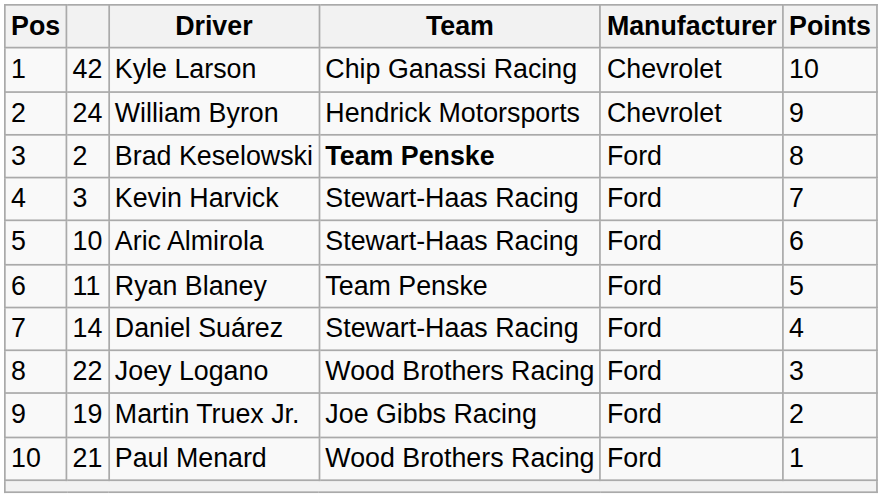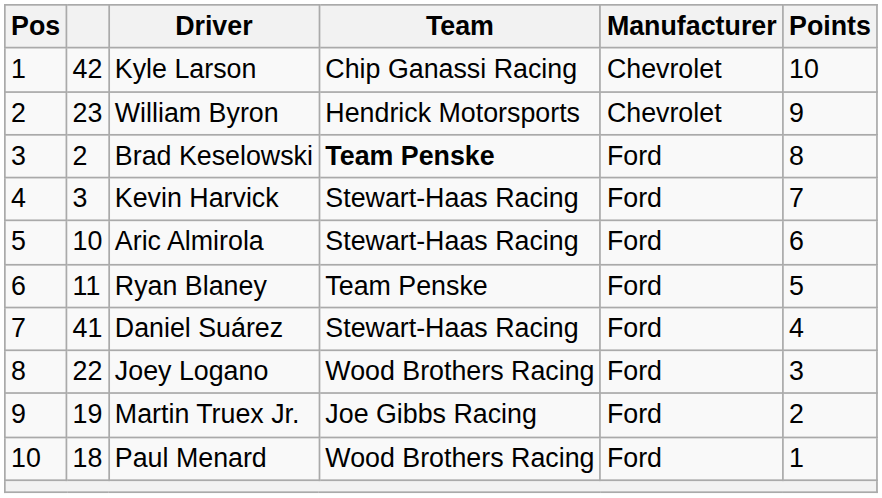(88, 112) 24 -> (88, 112) 23
(88, 328) 14 -> (88, 328) 41
(88, 457) 21 -> (88, 457) 18
